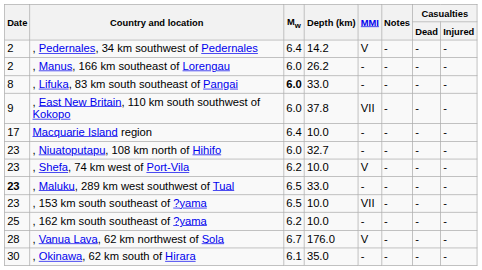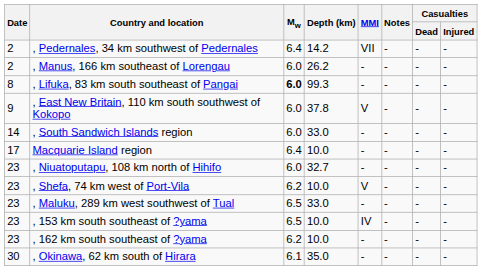(365, 48) V -> (368, 48) VII
(318, 84) 33.0 -> (318, 84) 99.3
(368, 108) VII -> (365, 108) V
+ row: (113, 132)
(13, 185) bold -> (13, 203) normal
(368, 203) VII -> (366, 221) IV
(13, 221) 25 -> (13, 239) 23
- row: (128, 239)
